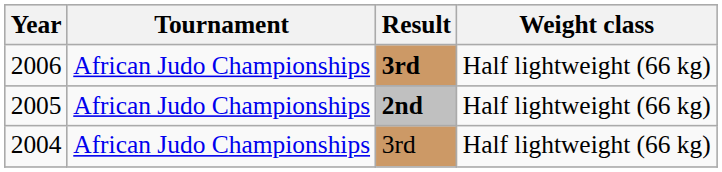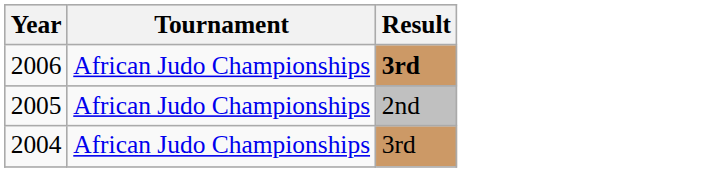- column: (587, 24)
(402, 105) bold -> (401, 105) normal
